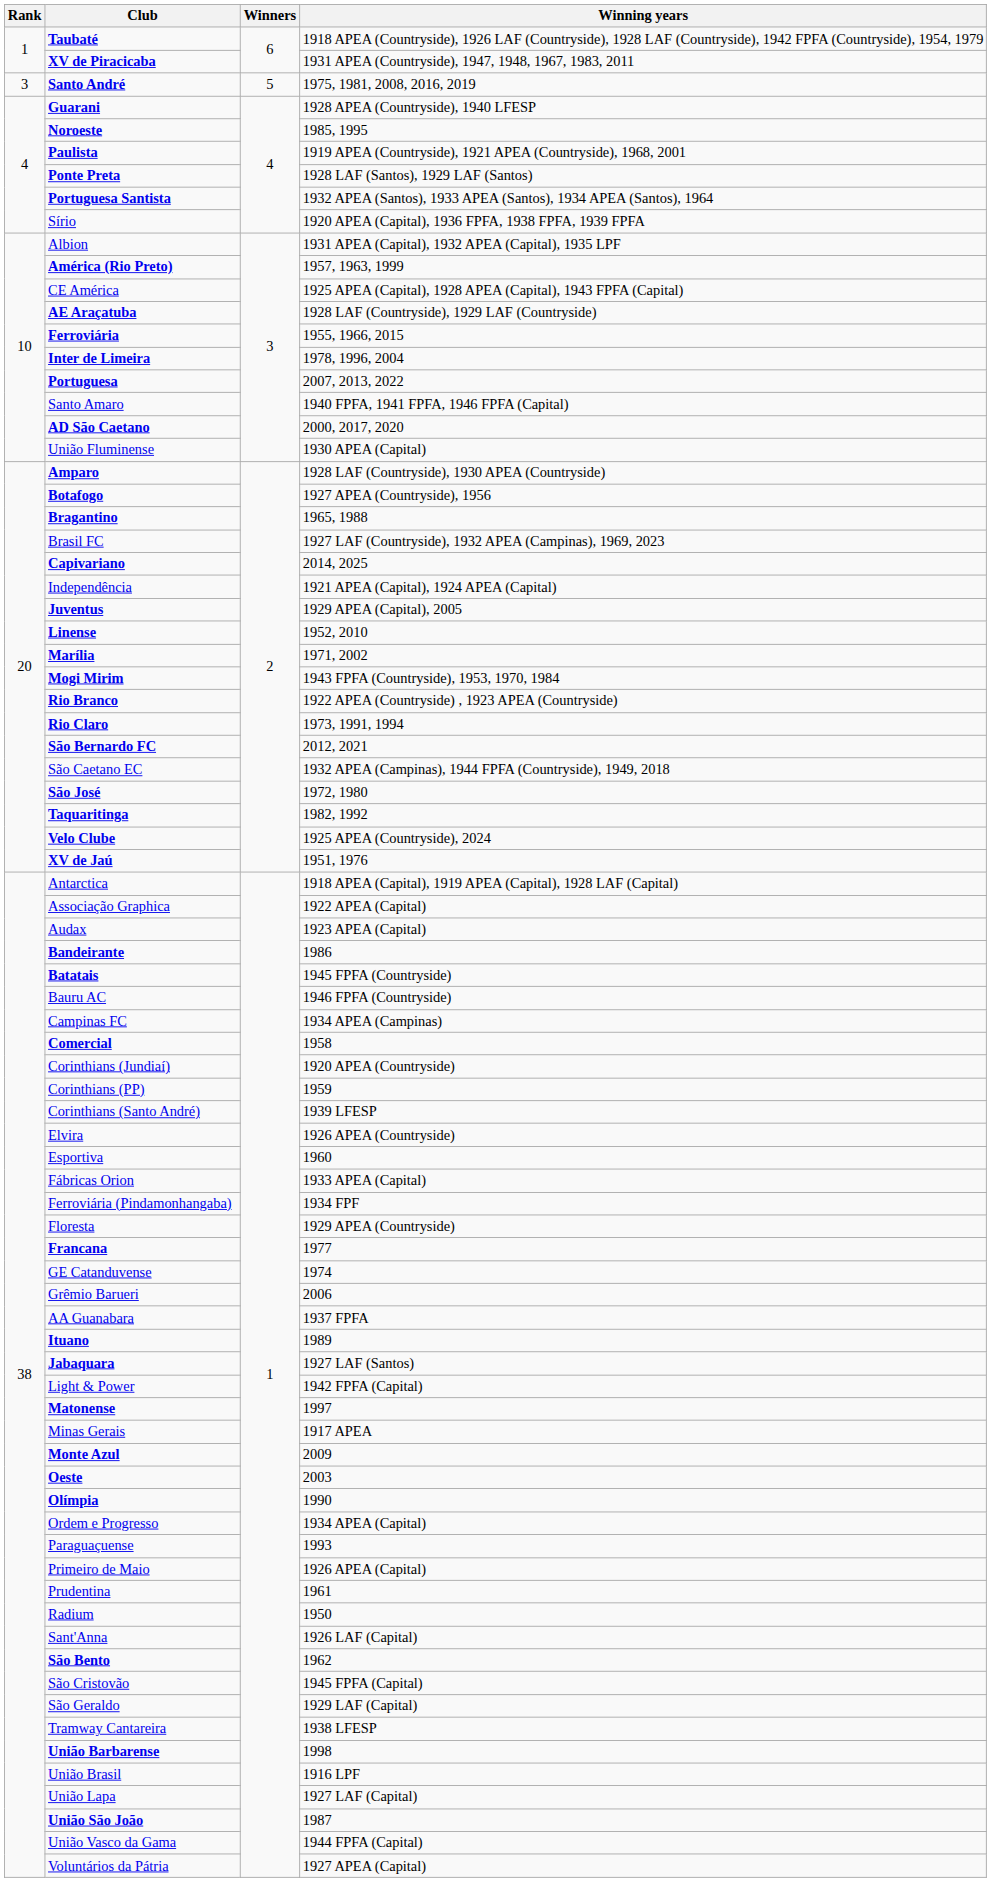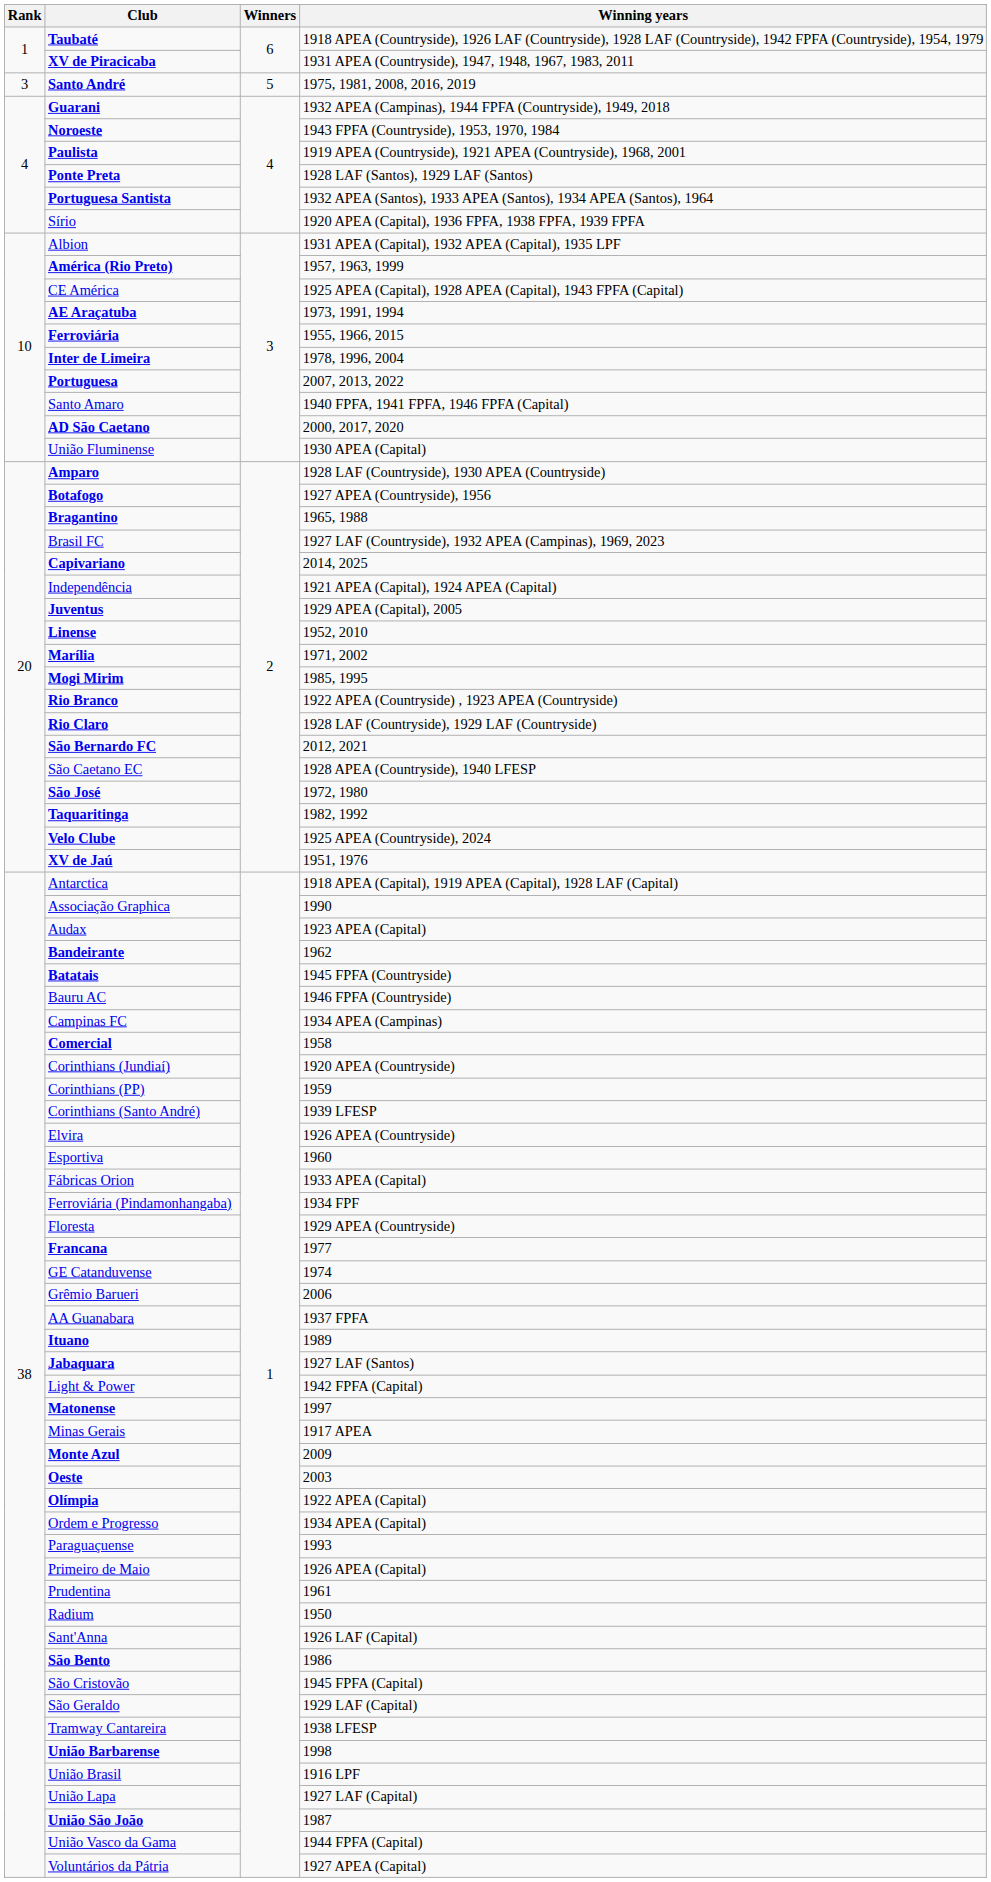(419, 107) 1928 APEA (Countryside), 1940 LFESP -> (486, 107) 1932 APEA (Campinas), 1944 FPFA (Countryside), 1949, 2018
(335, 130) 1985, 1995 -> (431, 130) 1943 FPFA (Countryside), 1953, 1970, 1984
(450, 312) 1928 LAF (Countryside), 1929 LAF (Countryside) -> (353, 312) 1973, 1991, 1994
(431, 678) 1943 FPFA (Countryside), 1953, 1970, 1984 -> (335, 678) 1985, 1995
(353, 723) 1973, 1991, 1994 -> (450, 723) 1928 LAF (Countryside), 1929 LAF (Countryside)
(486, 769) 1932 APEA (Campinas), 1944 FPFA (Countryside), 1949, 2018 -> (419, 769) 1928 APEA (Countryside), 1940 LFESP
(364, 906) 1922 APEA (Capital) -> (317, 906) 1990
(317, 952) 1986 -> (317, 952) 1962
(317, 1500) 1990 -> (364, 1500) 1922 APEA (Capital)
(317, 1660) 1962 -> (317, 1660) 1986
